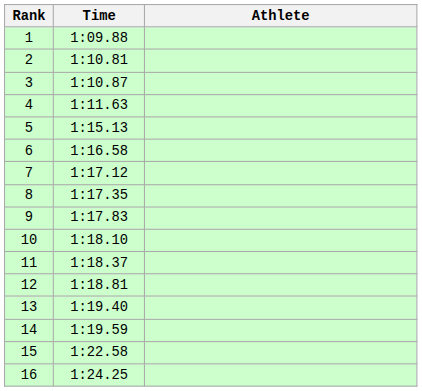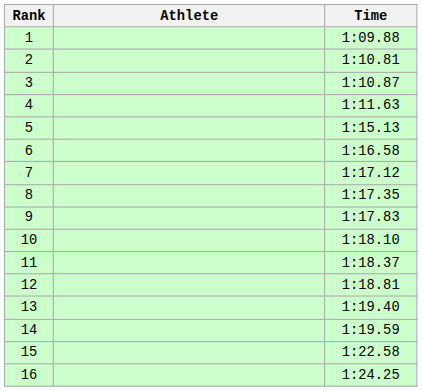columns swapped: (281, 16) <-> (99, 16)
